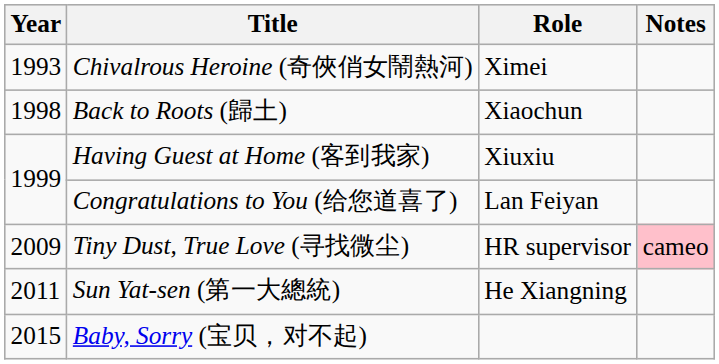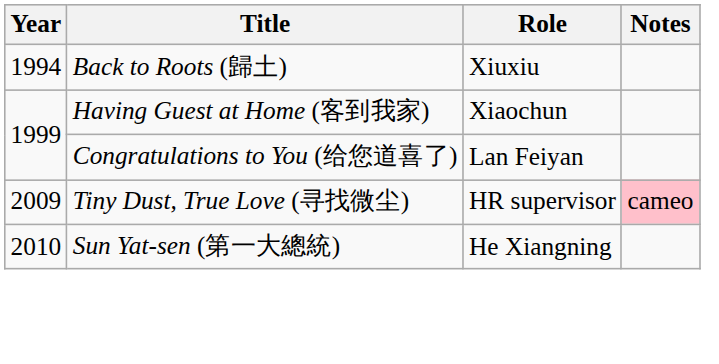- row: (273, 66)
(36, 111) 1998 -> (36, 67) 1994
(533, 111) Xiaochun -> (504, 67) Xiuxiu
(519, 156) Xiuxiu -> (518, 111) Xiaochun
(35, 291) 2011 -> (36, 246) 2010
- row: (220, 335)
